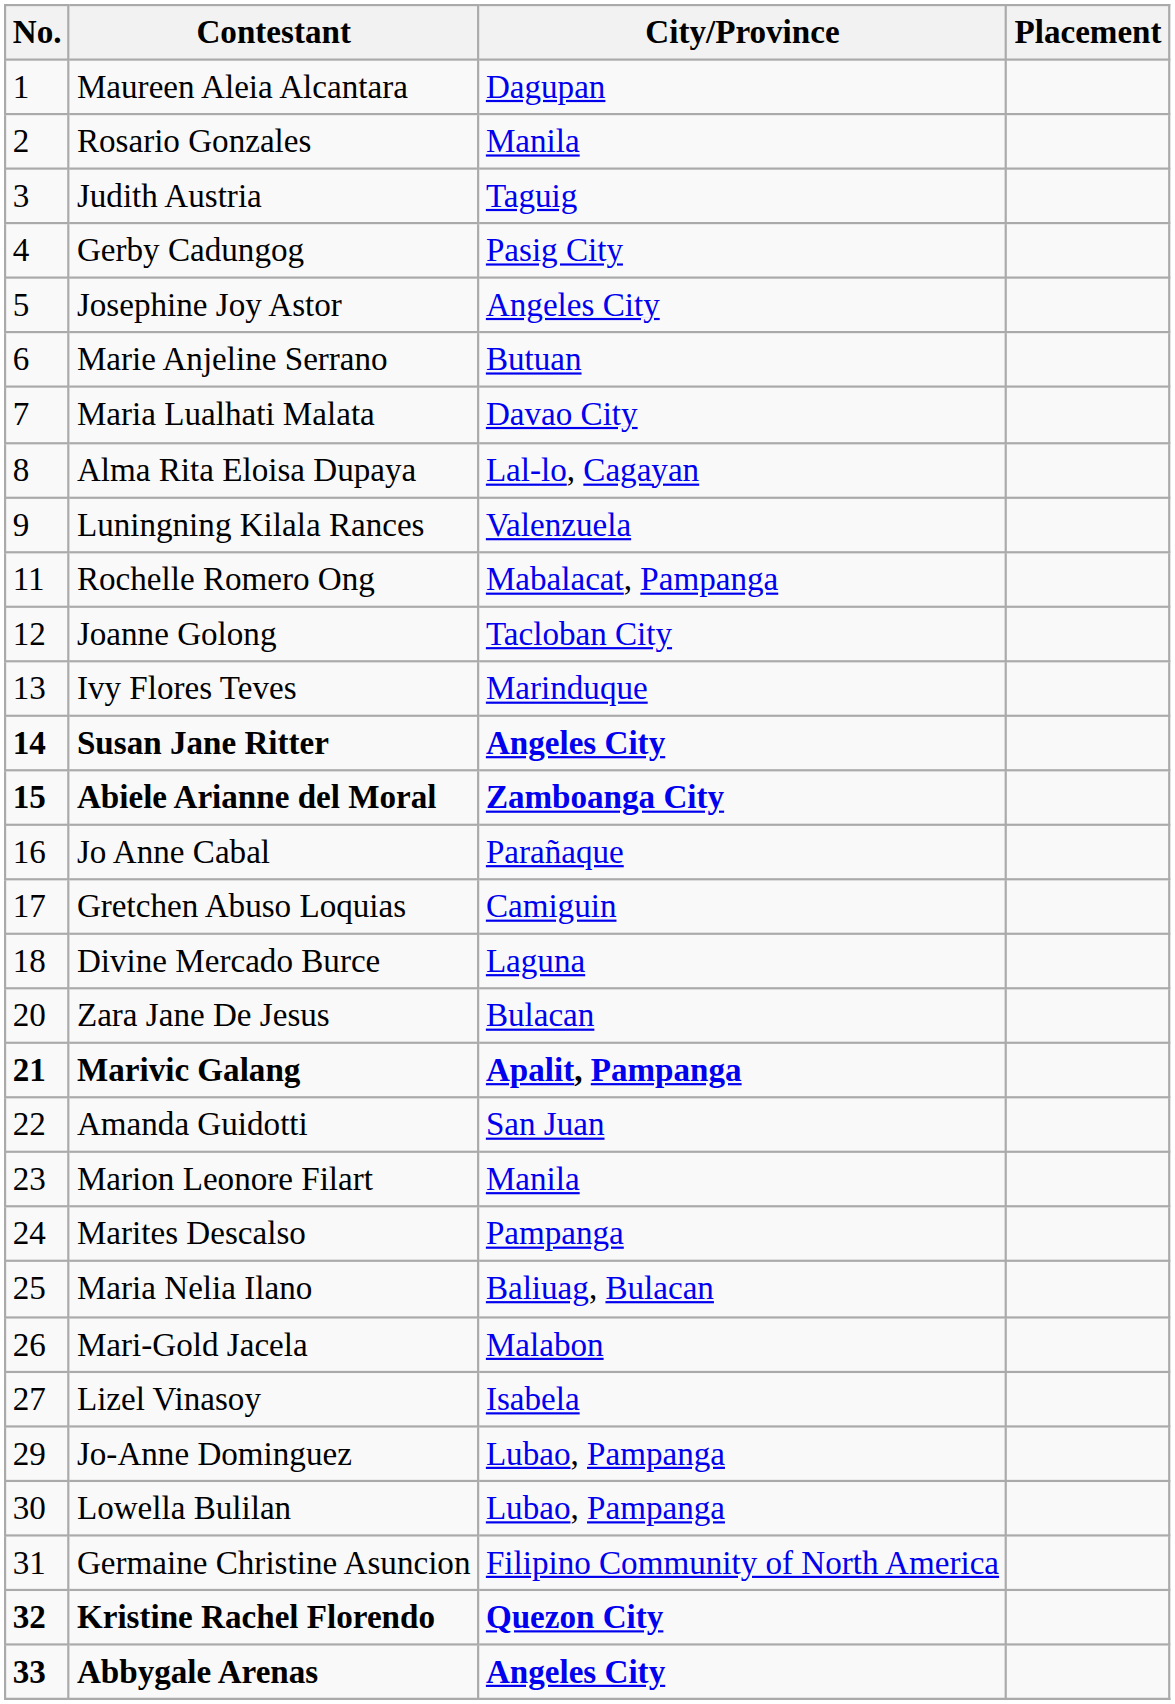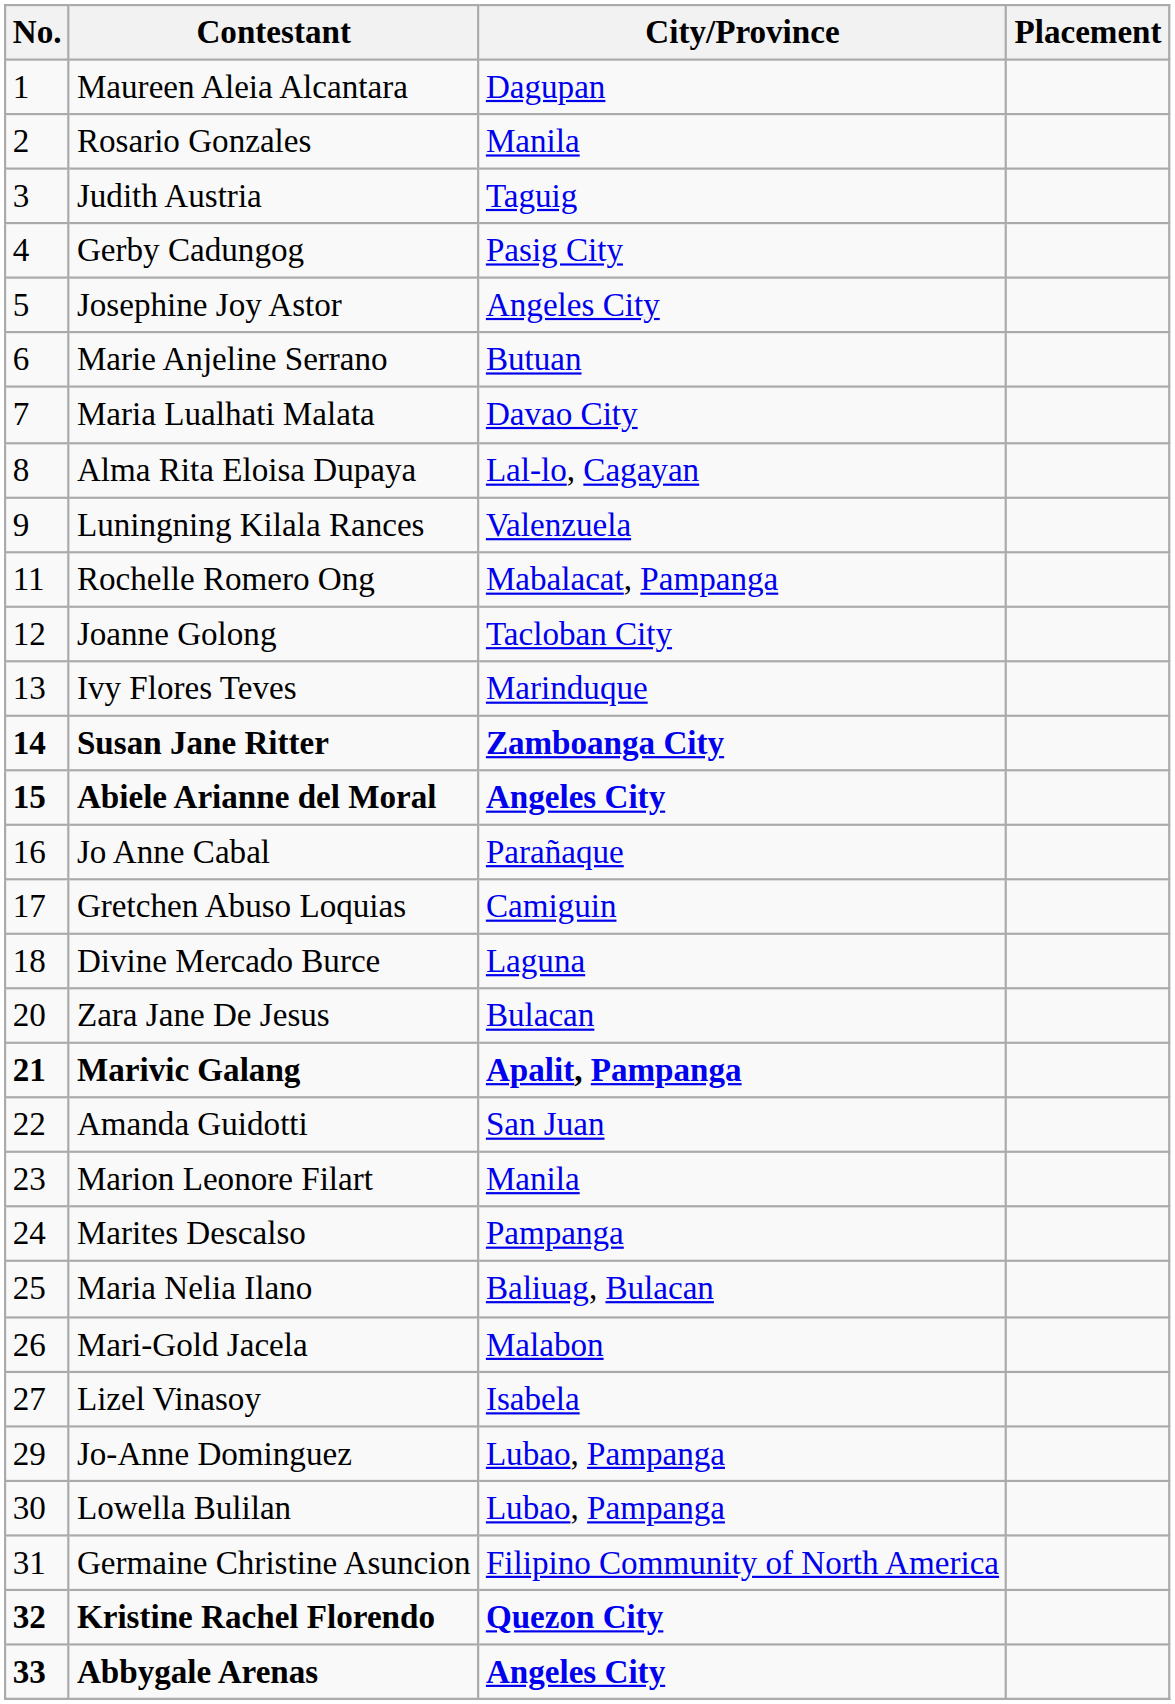(576, 742) Angeles City -> (605, 742) Zamboanga City
(605, 796) Zamboanga City -> (576, 796) Angeles City
